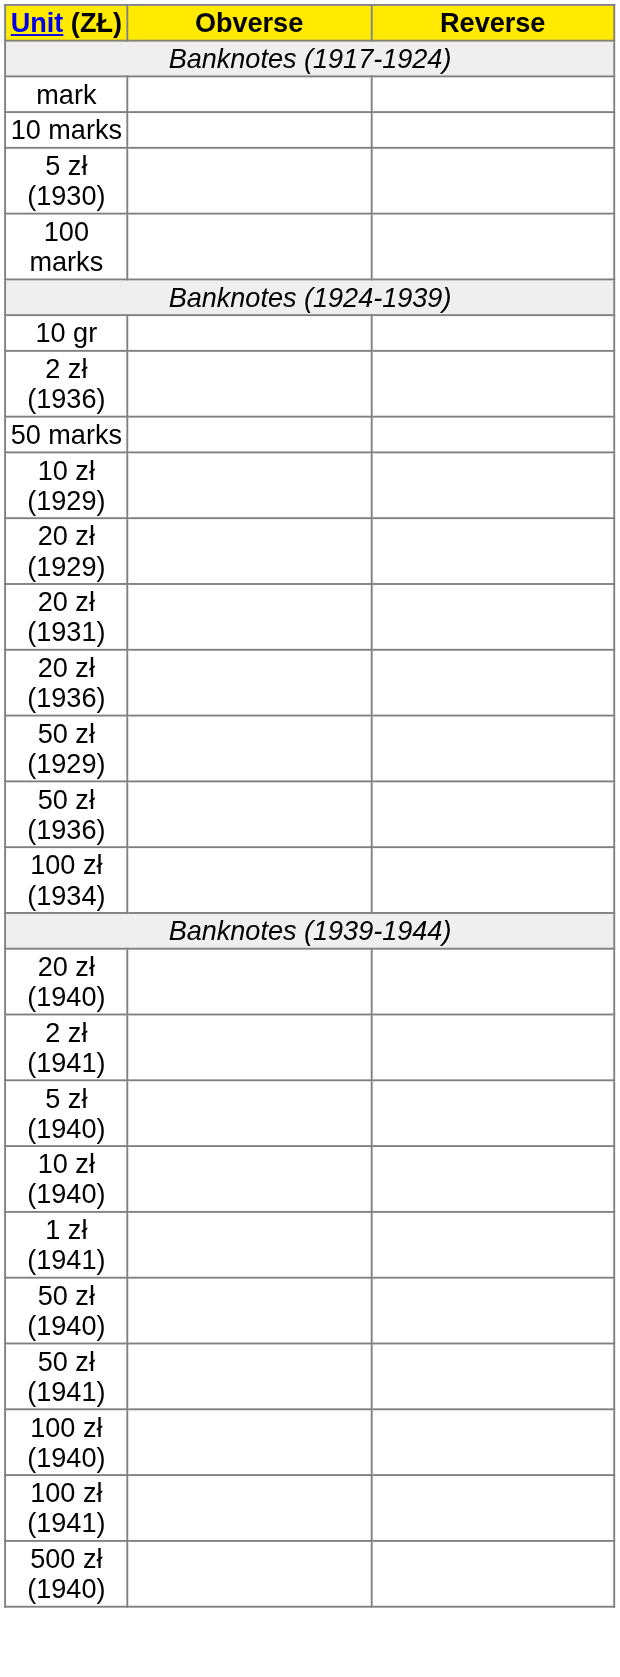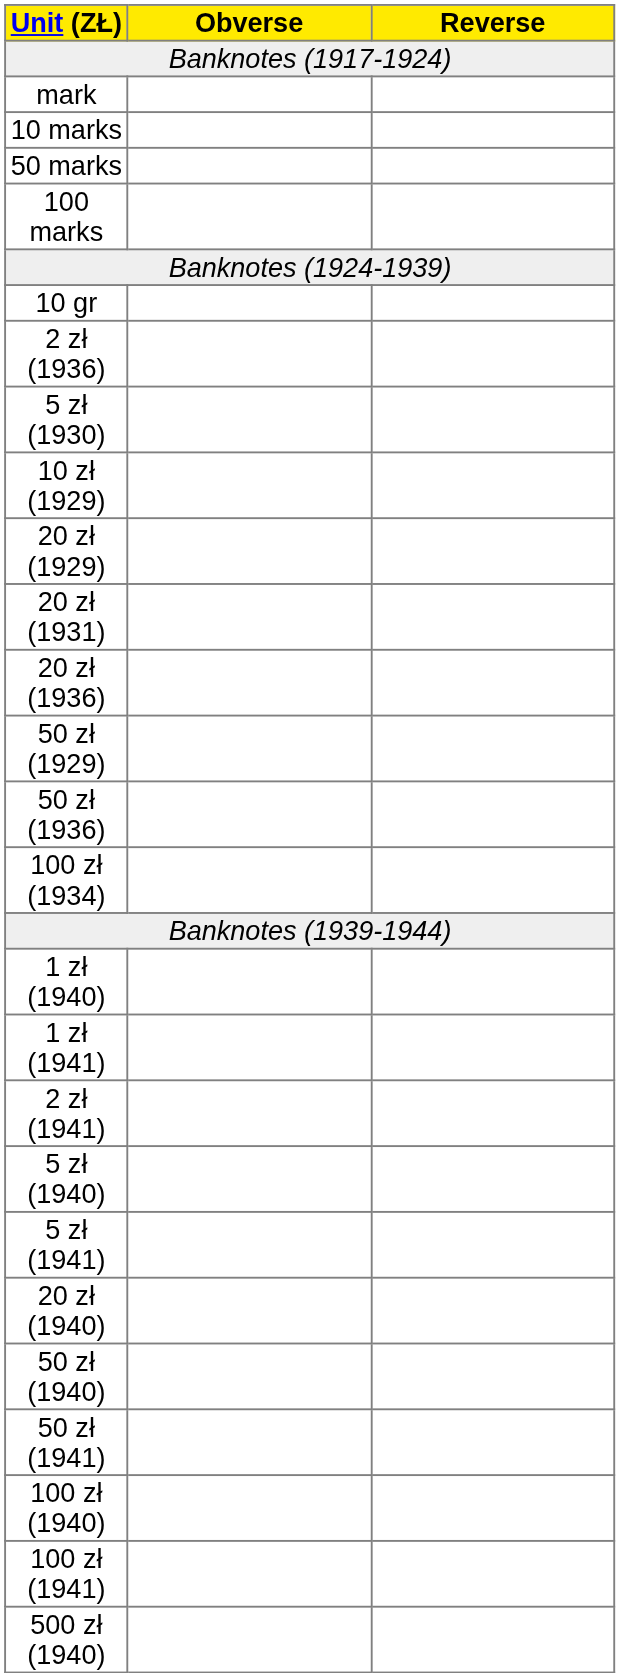rows swapped: (66, 435) <-> (66, 181)
+ row: (66, 982)
rows swapped: (66, 1245) <-> (66, 982)
+ row: (66, 1245)
- row: (66, 1179)
